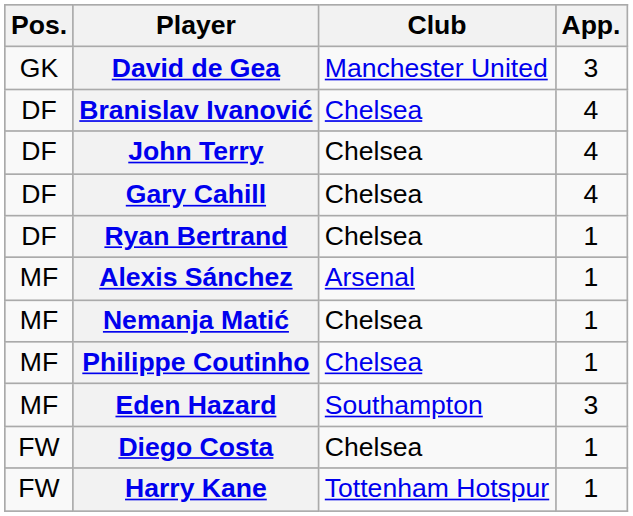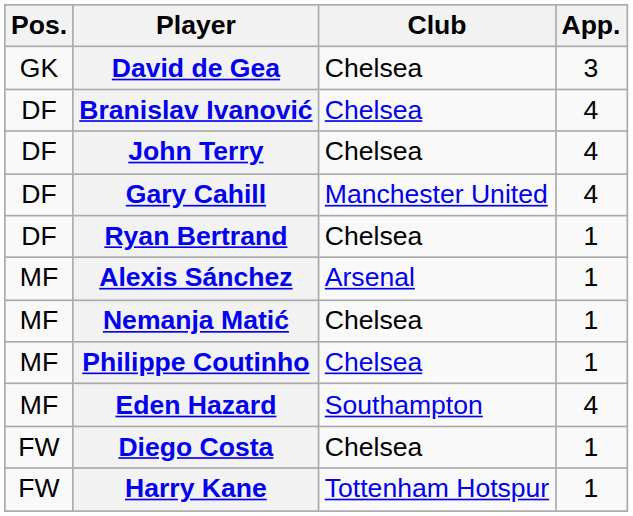(436, 67) Manchester United -> (374, 67) Chelsea
(374, 194) Chelsea -> (436, 194) Manchester United
(591, 404) 3 -> (591, 404) 4
